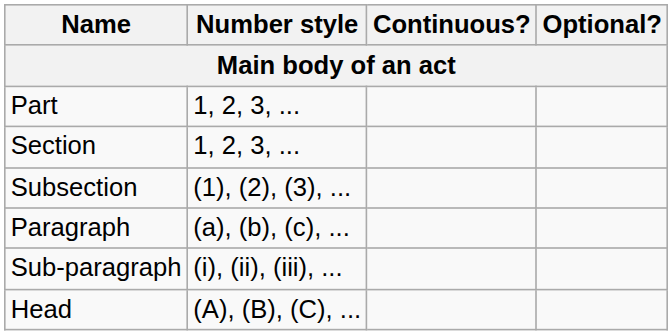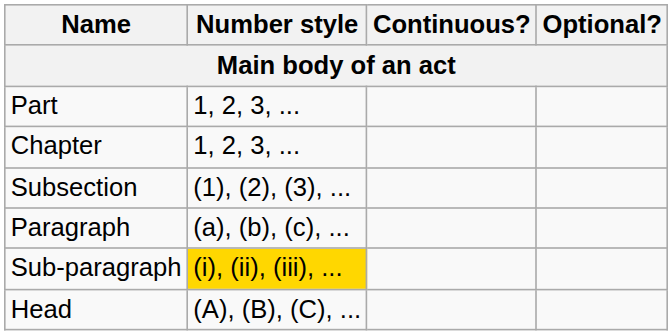+ row: (56, 146)
- row: (53, 146)
(268, 268) no background -> (268, 268) gold background
